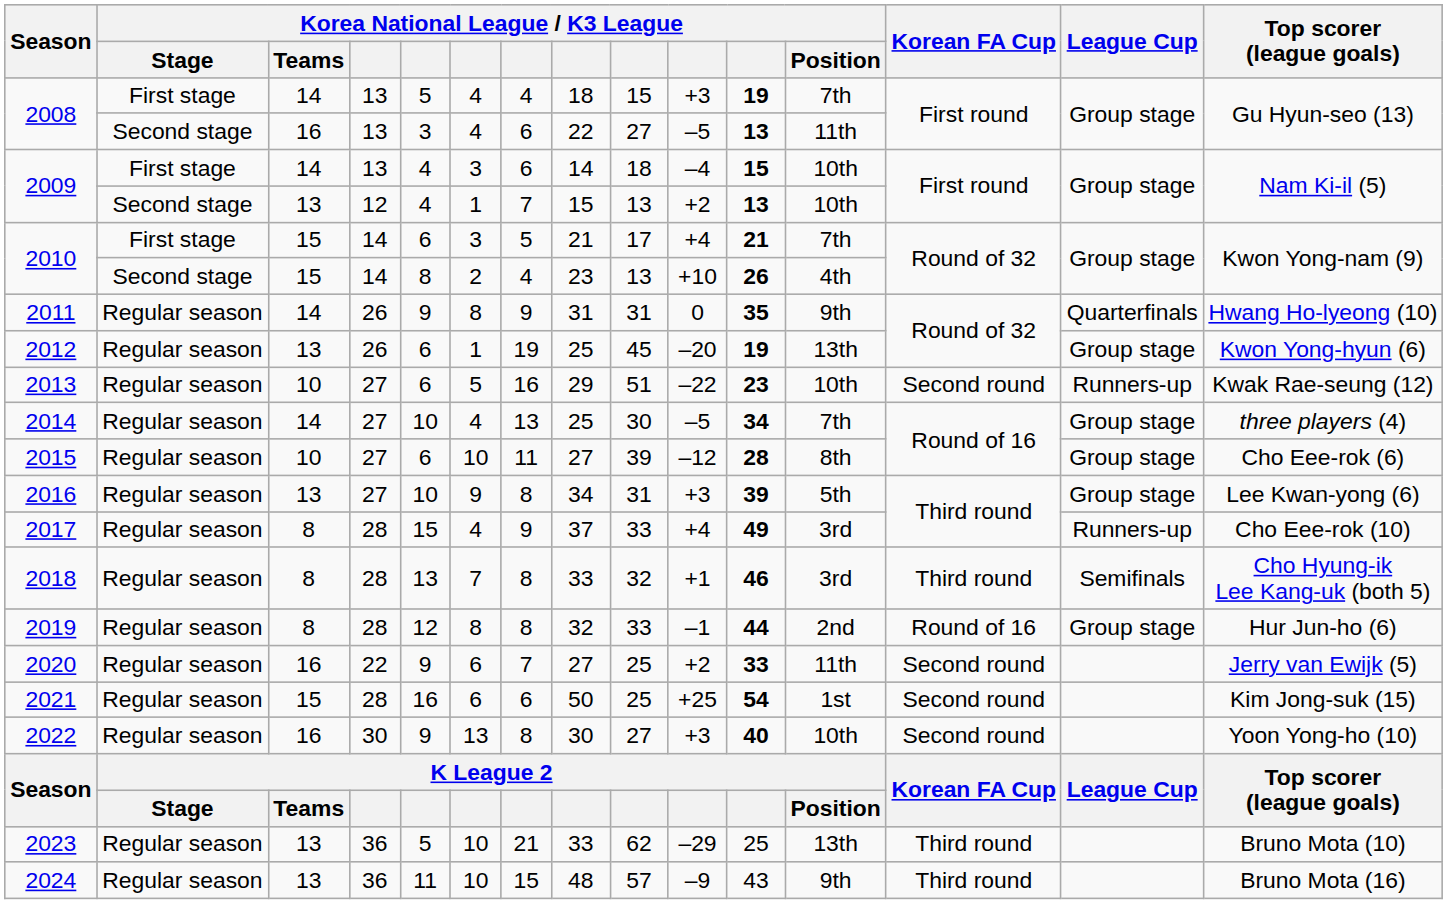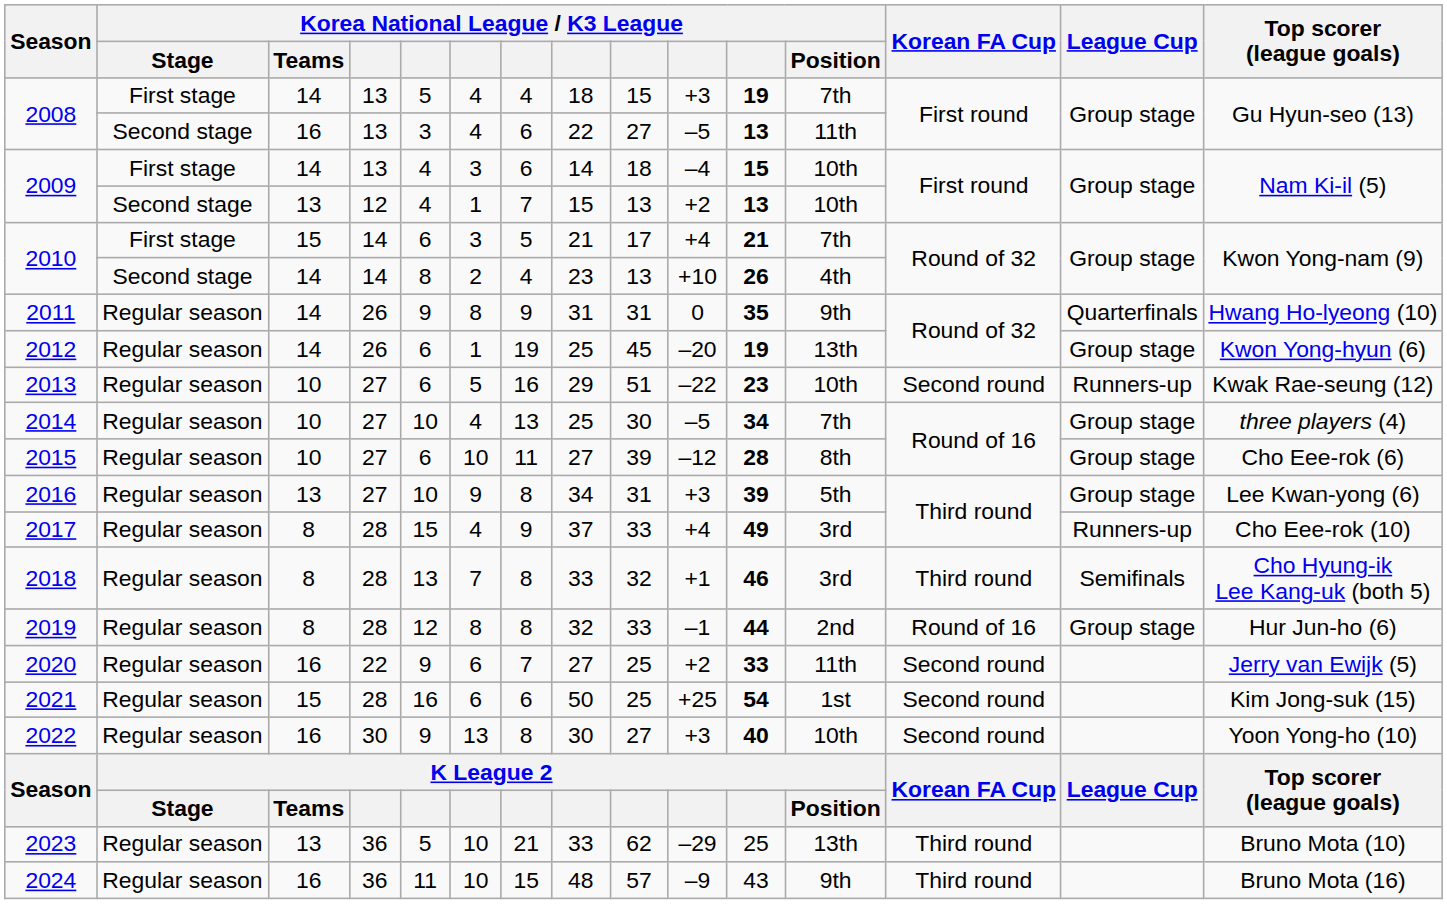(309, 276) 15 -> (309, 276) 14
(309, 349) 13 -> (309, 349) 14
(309, 421) 14 -> (309, 421) 10
(309, 881) 13 -> (309, 881) 16
